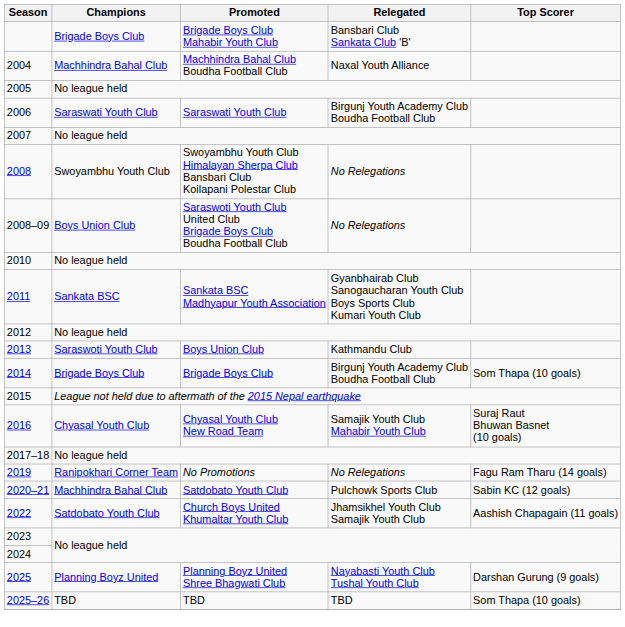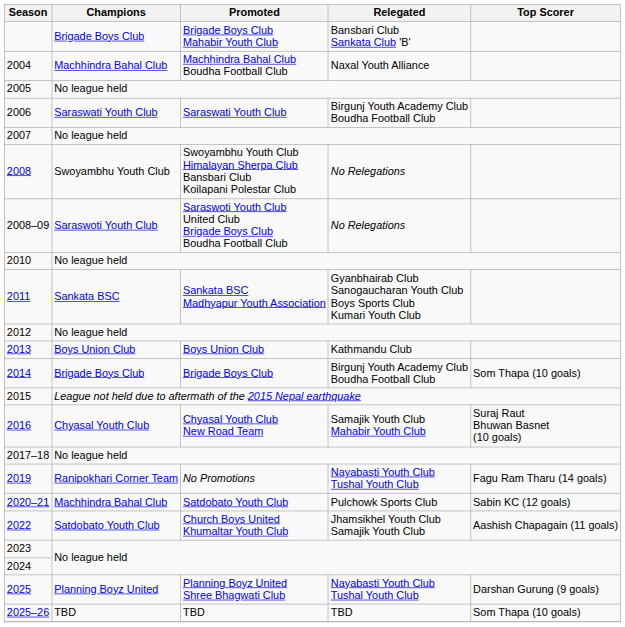(95, 225) Boys Union Club -> (106, 225) Saraswoti Youth Club
(106, 349) Saraswoti Youth Club -> (95, 349) Boys Union Club
(368, 472) No Relegations -> (383, 478) Nayabasti Youth Club Tushal Youth Club
